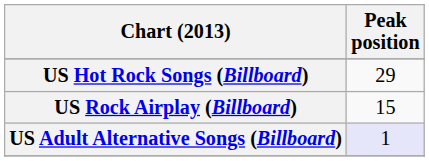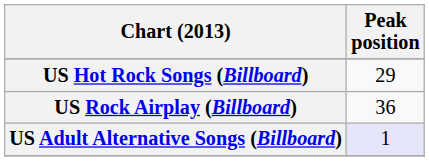(385, 107) 15 -> (385, 107) 36
